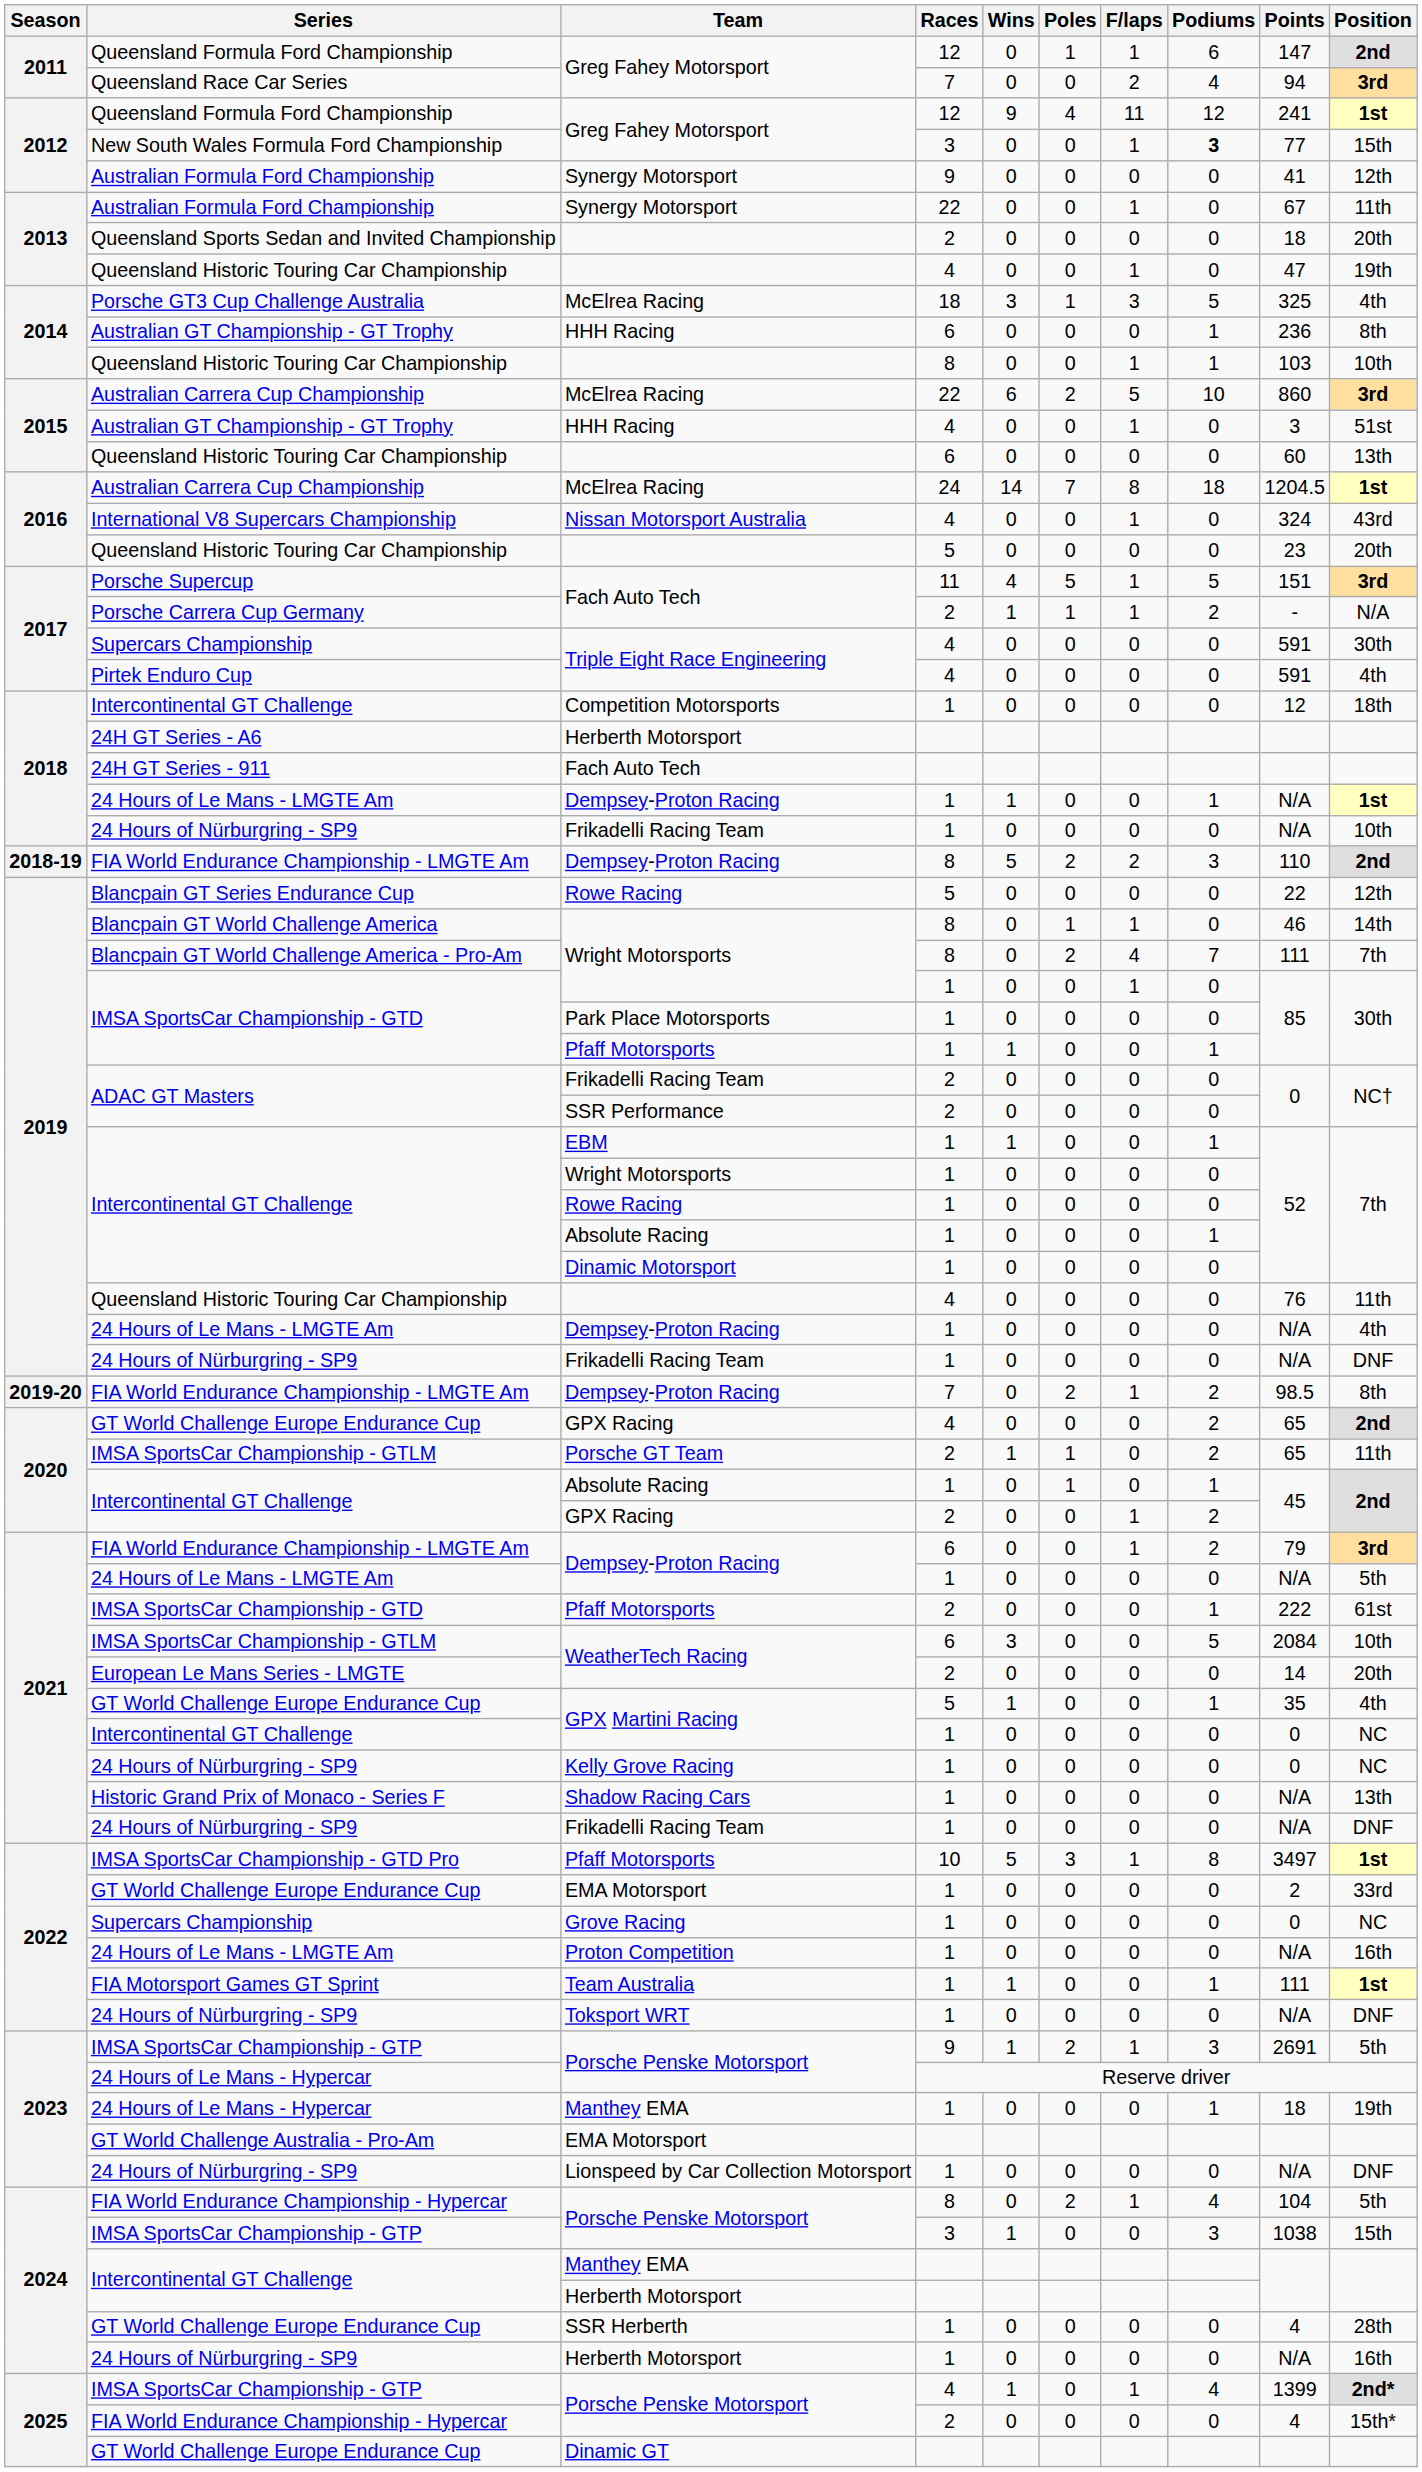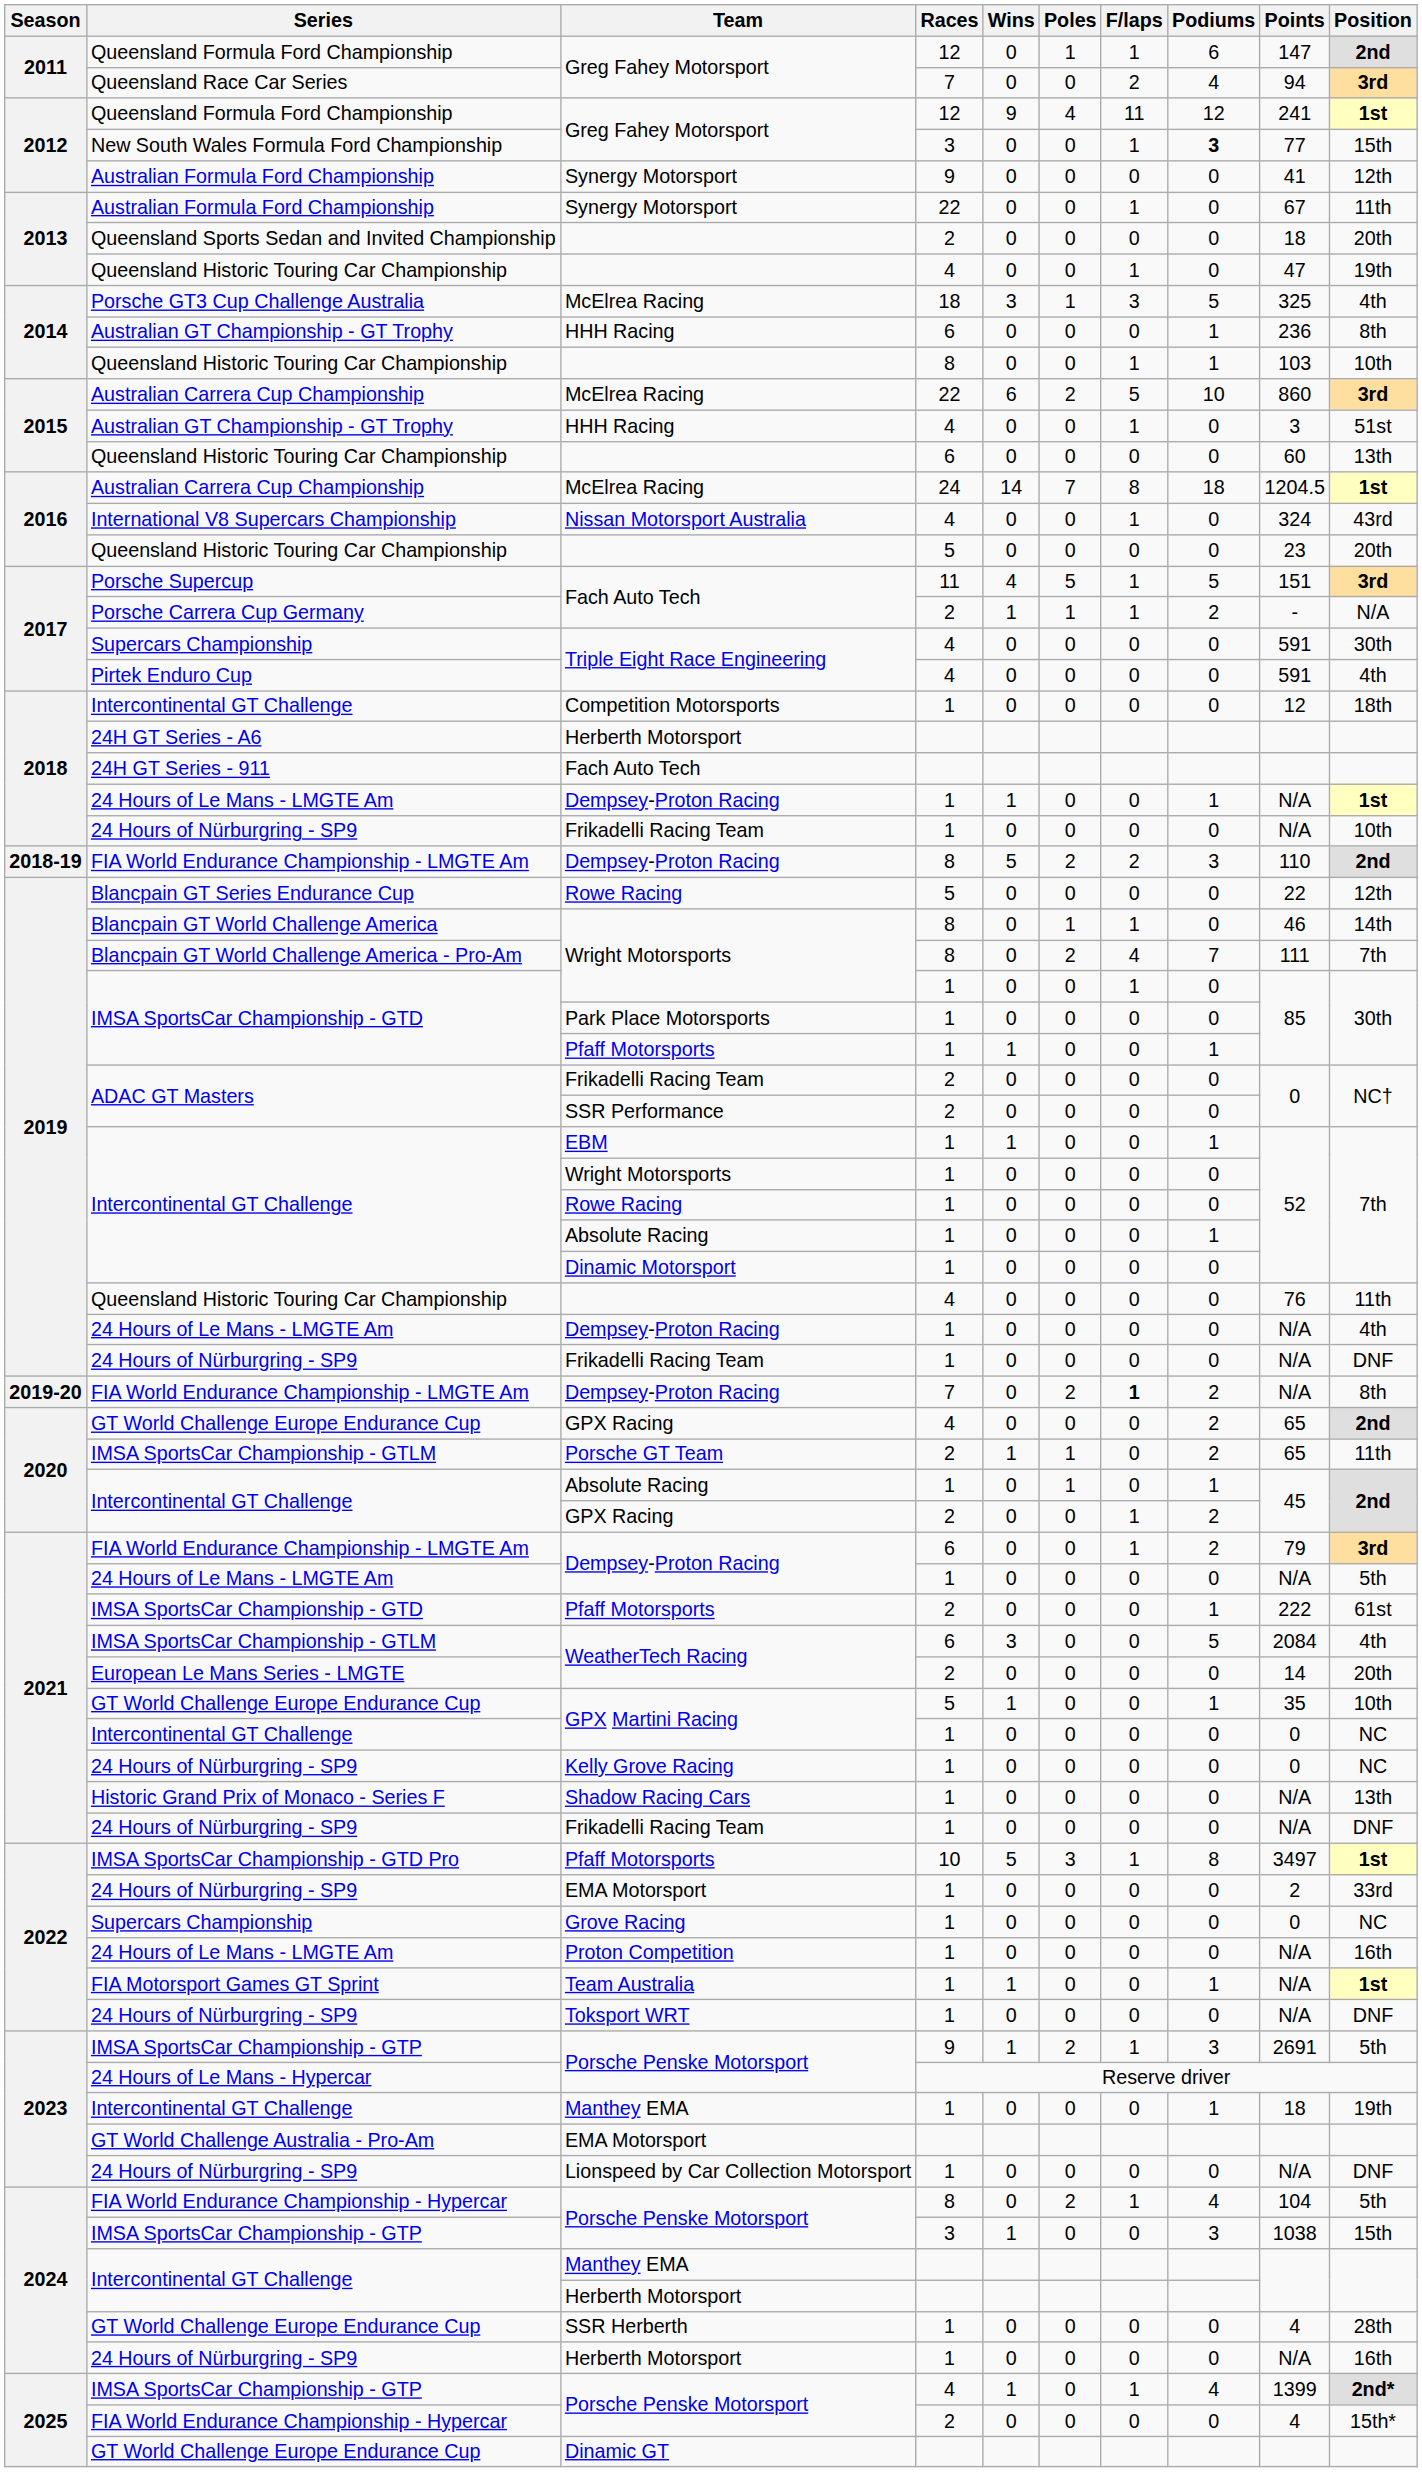(1134, 1392) normal -> (1134, 1392) bold
(1295, 1392) 98.5 -> (1295, 1392) N/A
(1373, 1641) 10th -> (1373, 1641) 4th
(1373, 1704) 4th -> (1373, 1704) 10th
(286, 1891) GT World Challenge Europe Endurance Cup -> (224, 1891) 24 Hours of Nürburgring - SP9
(1295, 1984) 111 -> (1295, 1984) N/A
(231, 2109) 24 Hours of Le Mans - Hypercar -> (222, 2109) Intercontinental GT Challenge
